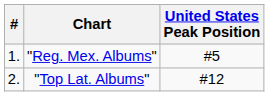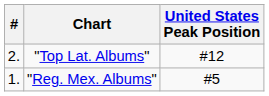rows swapped: (92, 56) <-> (92, 79)
